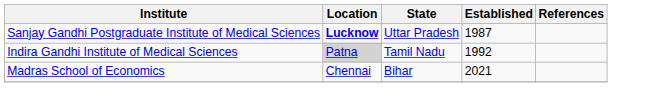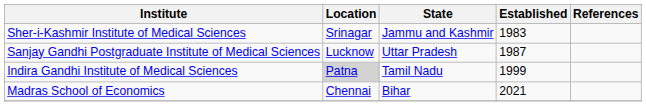+ row: (126, 33)
(352, 33) bold -> (350, 52) normal
(478, 52) 1992 -> (513, 71) 1999
